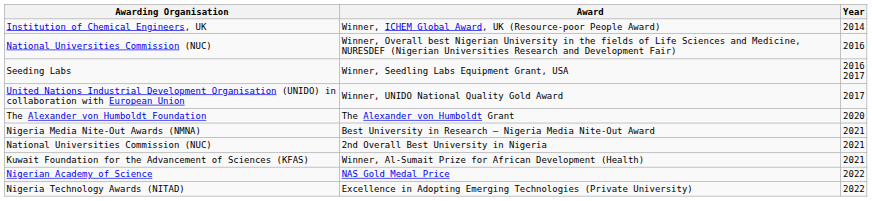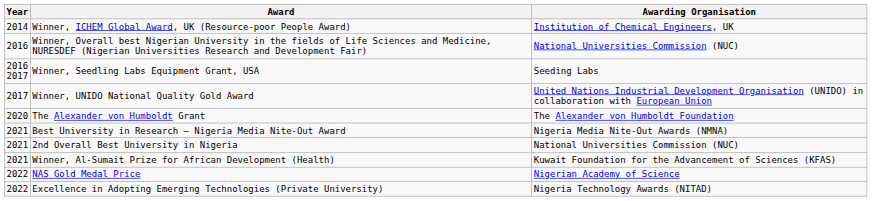columns swapped: (854, 12) <-> (172, 12)
